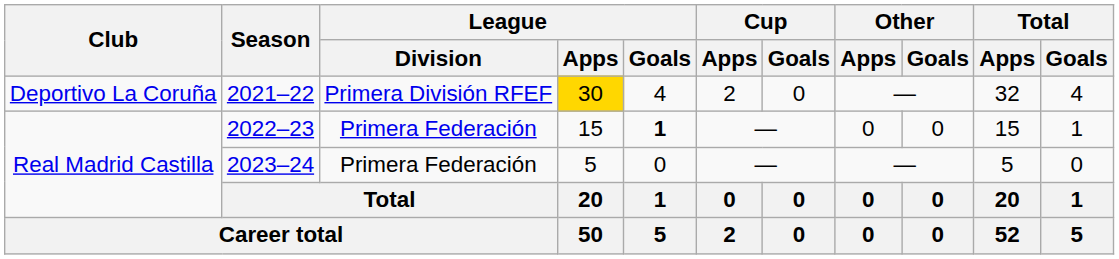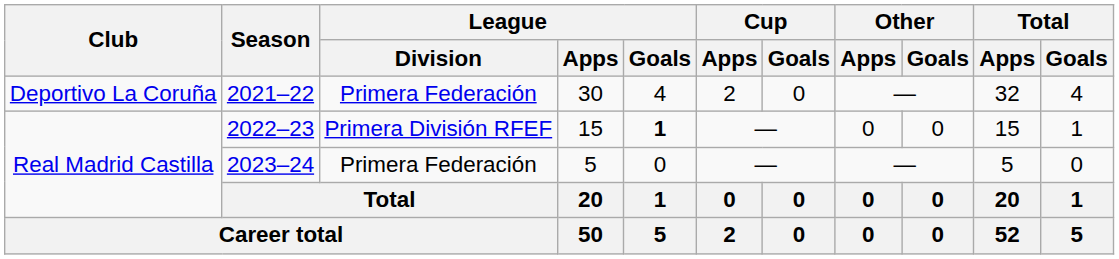(438, 93) Primera División RFEF -> (438, 93) Primera Federación
(591, 93) gold background -> (591, 93) no background
(438, 128) Primera Federación -> (438, 128) Primera División RFEF
